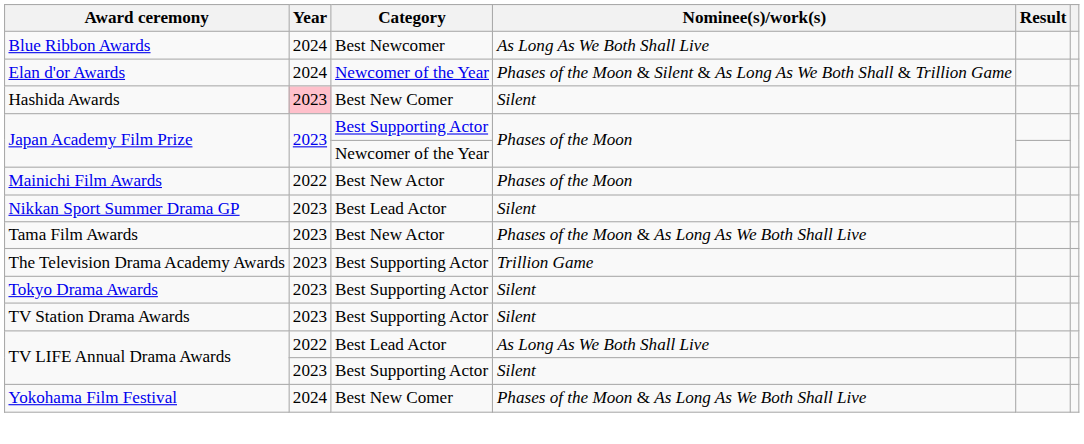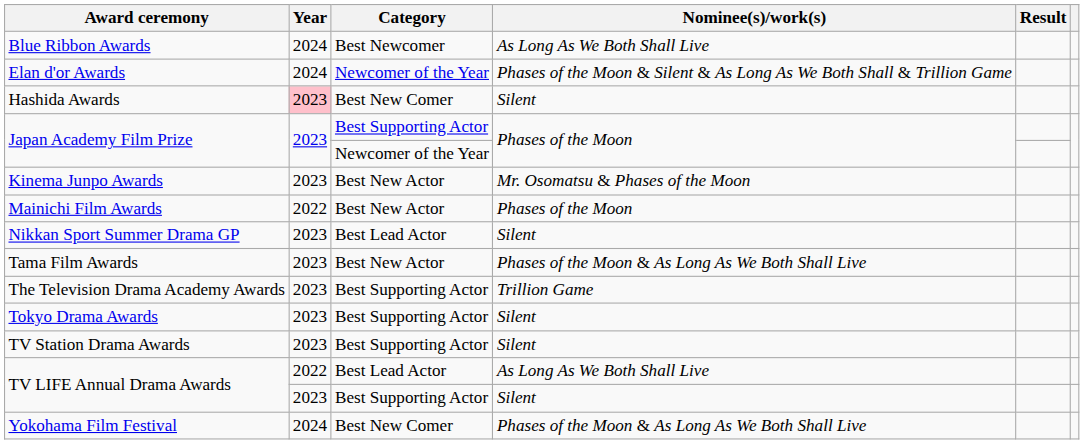+ row: (86, 180)
